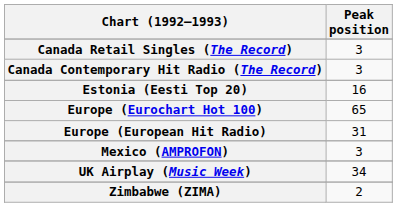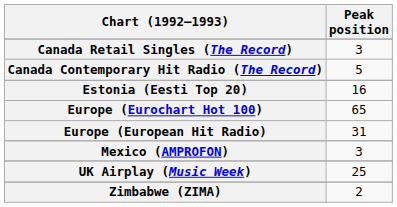(359, 70) 3 -> (359, 70) 5
(359, 171) 34 -> (359, 171) 25
